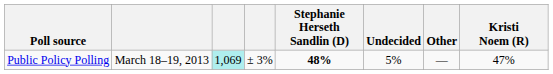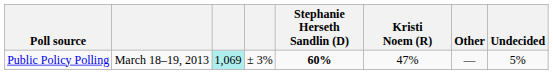columns swapped: (504, 34) <-> (394, 41)
(319, 60) 48% -> (319, 60) 60%
